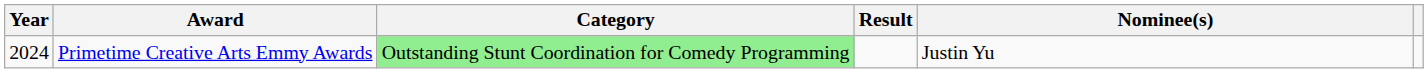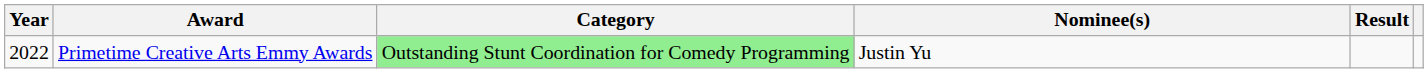columns swapped: (1165, 20) <-> (886, 20)
(29, 51) 2024 -> (29, 51) 2022
